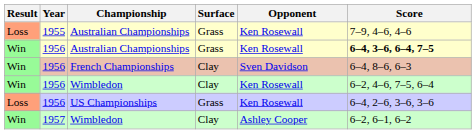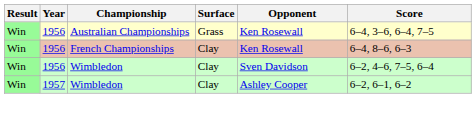- row: (54, 31)
(392, 48) bold -> (392, 31) normal
(274, 66) Sven Davidson -> (271, 48) Ken Rosewall
(271, 84) Ken Rosewall -> (274, 66) Sven Davidson
- row: (54, 102)
